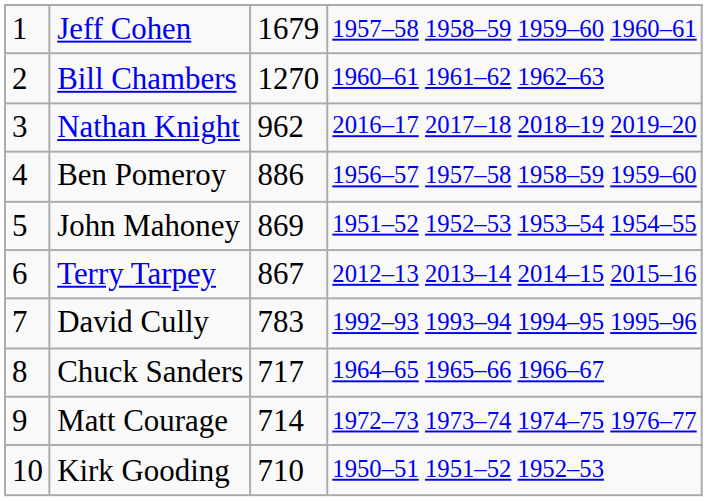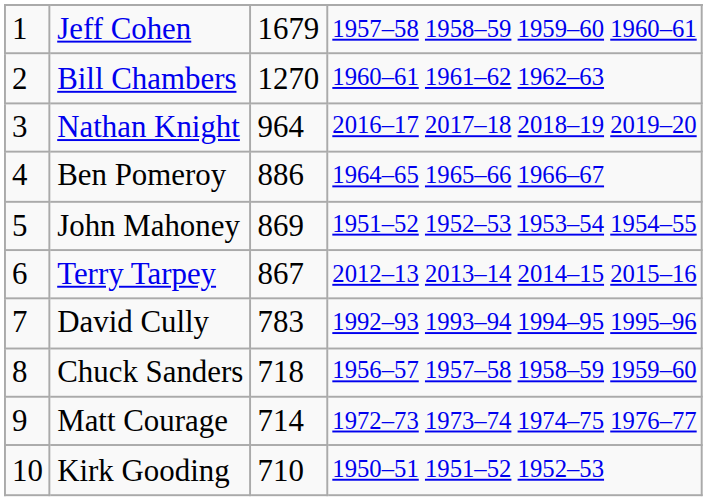(281, 126) 962 -> (281, 126) 964
(515, 175) 1956–57 1957–58 1958–59 1959–60 -> (468, 175) 1964–65 1965–66 1966–67
(281, 371) 717 -> (281, 371) 718
(468, 371) 1964–65 1965–66 1966–67 -> (515, 371) 1956–57 1957–58 1958–59 1959–60
